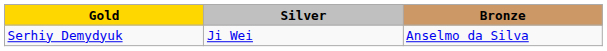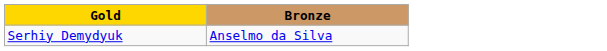- column: (303, 15)
